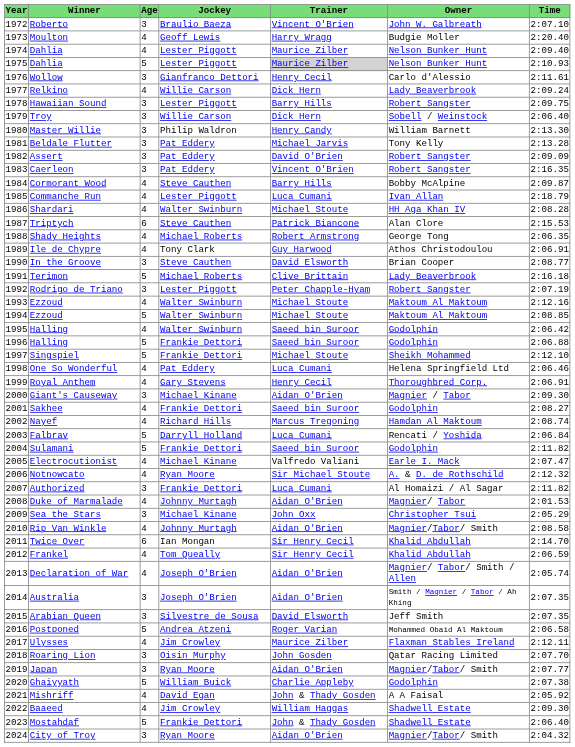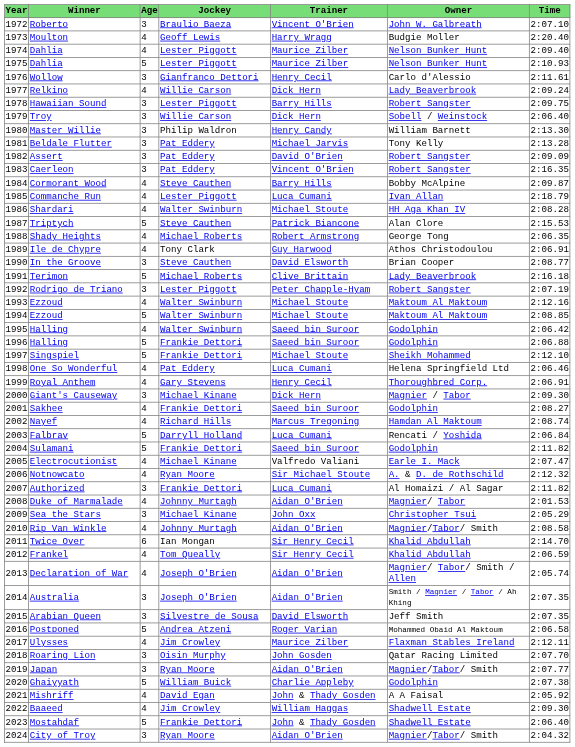(310, 64) lightgrey background -> (310, 64) no background
(144, 223) 6 -> (144, 223) 5
(307, 396) Aidan O'Brien -> (296, 396) Dick Hern
